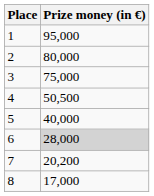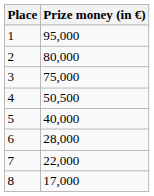(61, 139) lightgrey background -> (61, 139) no background
(61, 160) 20,200 -> (61, 160) 22,000
